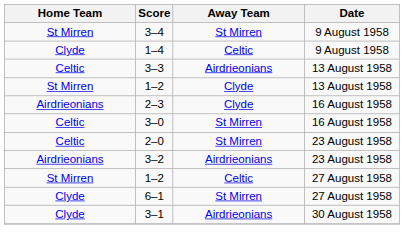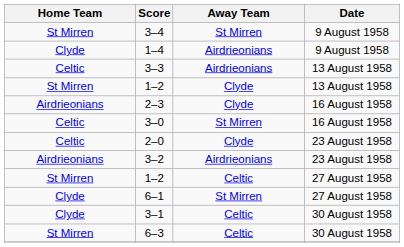(239, 50) Celtic -> (239, 50) Airdrieonians
(239, 141) St Mirren -> (239, 141) Clyde
(239, 214) Airdrieonians -> (239, 214) Celtic
+ row: (154, 232)
